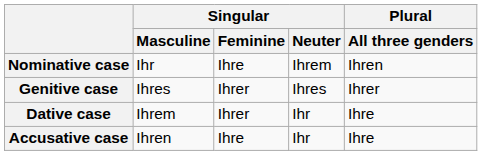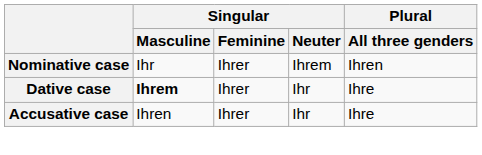(231, 65) Ihre -> (233, 65) Ihrer
- row: (69, 89)
(156, 114) normal -> (157, 89) bold
(231, 138) Ihre -> (233, 114) Ihrer
